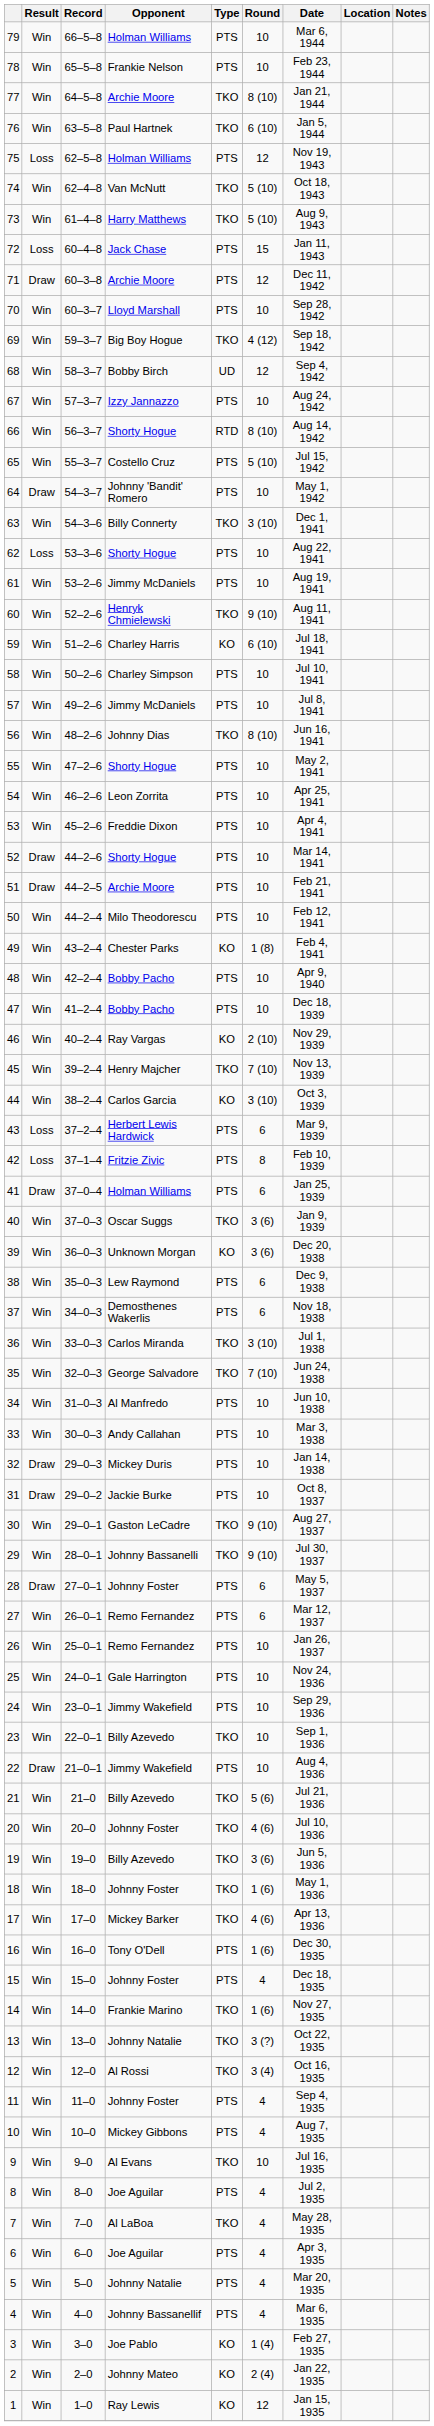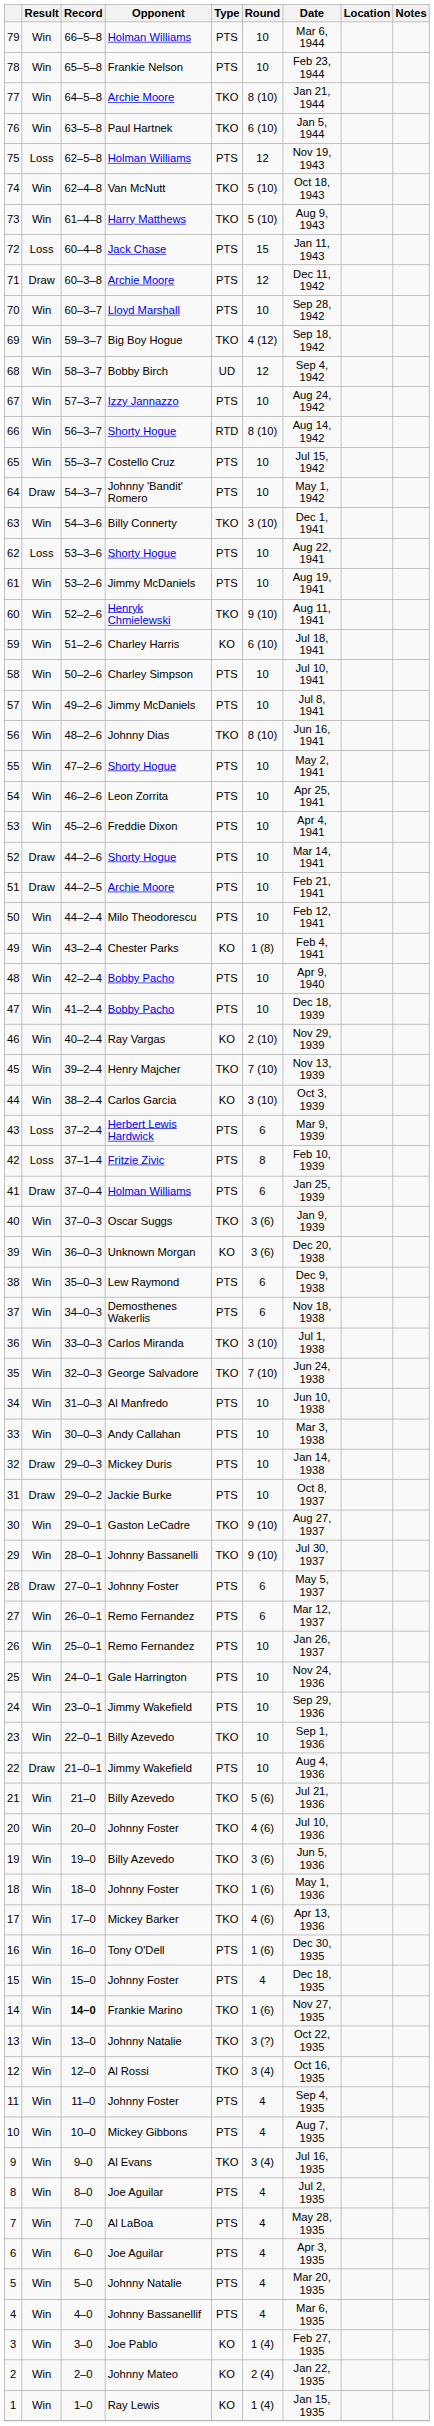(262, 462) 5 (10) -> (262, 462) 10
(83, 2011) normal -> (83, 2011) bold
(262, 2162) 10 -> (262, 2162) 3 (4)
(227, 2223) TKO -> (227, 2223) PTS
(262, 2405) 12 -> (262, 2405) 1 (4)
